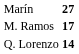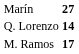rows swapped: (29, 26) <-> (31, 44)
